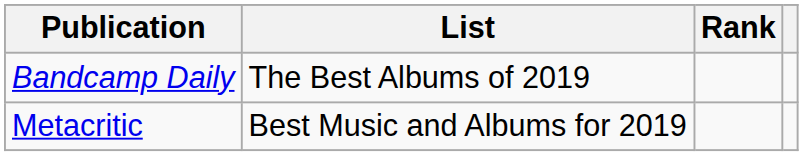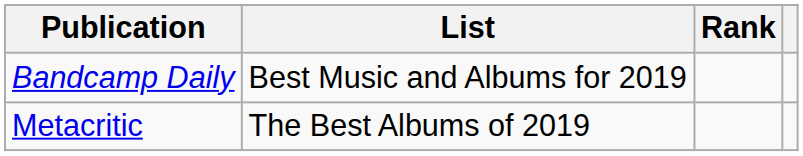(419, 77) The Best Albums of 2019 -> (468, 77) Best Music and Albums for 2019
(468, 125) Best Music and Albums for 2019 -> (419, 125) The Best Albums of 2019
